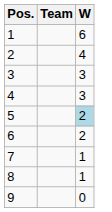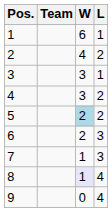+ column: (101, 14)
(82, 177) no background -> (82, 177) lavender background
